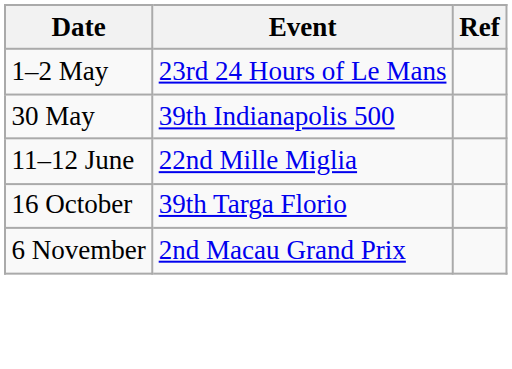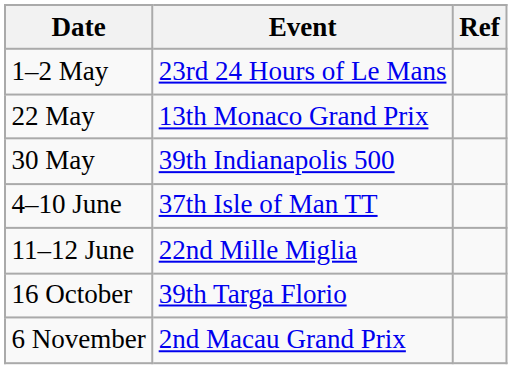+ row: (53, 115)
+ row: (67, 205)
